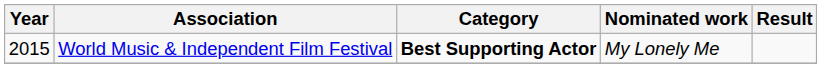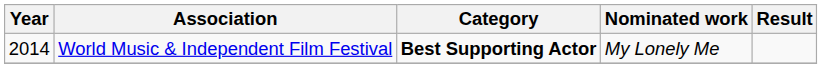(29, 48) 2015 -> (29, 48) 2014
